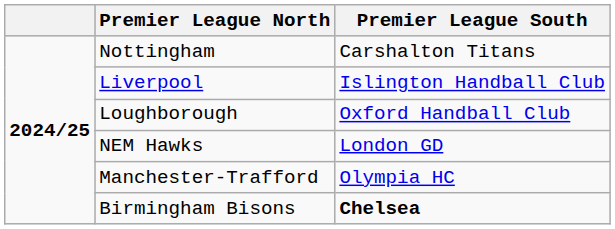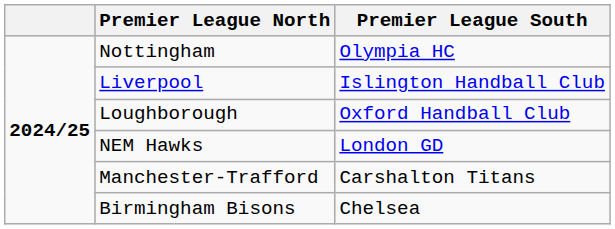(438, 52) Carshalton Titans -> (397, 52) Olympia HC
(397, 177) Olympia HC -> (438, 177) Carshalton Titans
(380, 209) bold -> (380, 209) normal
